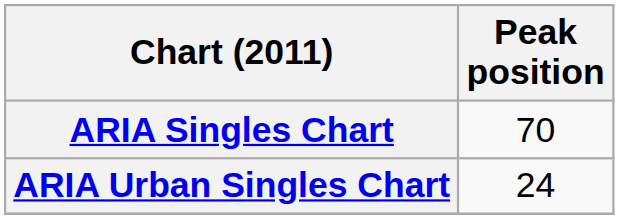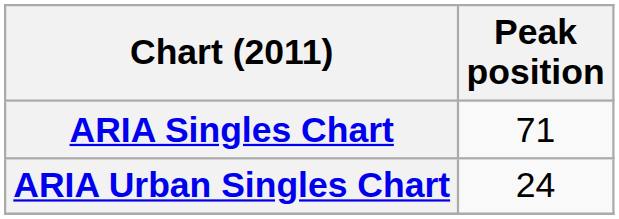(536, 128) 70 -> (536, 128) 71
